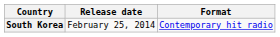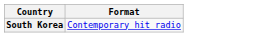- column: (111, 11)
